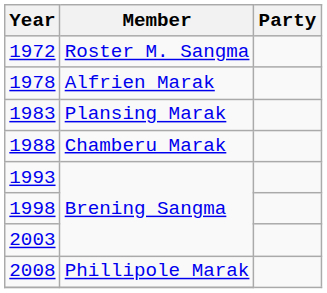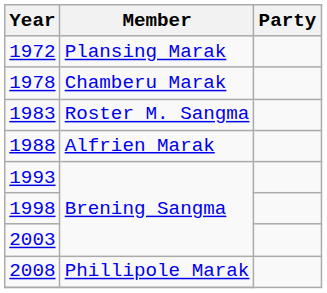(157, 52) Roster M. Sangma -> (146, 52) Plansing Marak
(140, 83) Alfrien Marak -> (146, 83) Chamberu Marak
(146, 114) Plansing Marak -> (157, 114) Roster M. Sangma
(146, 146) Chamberu Marak -> (140, 146) Alfrien Marak
